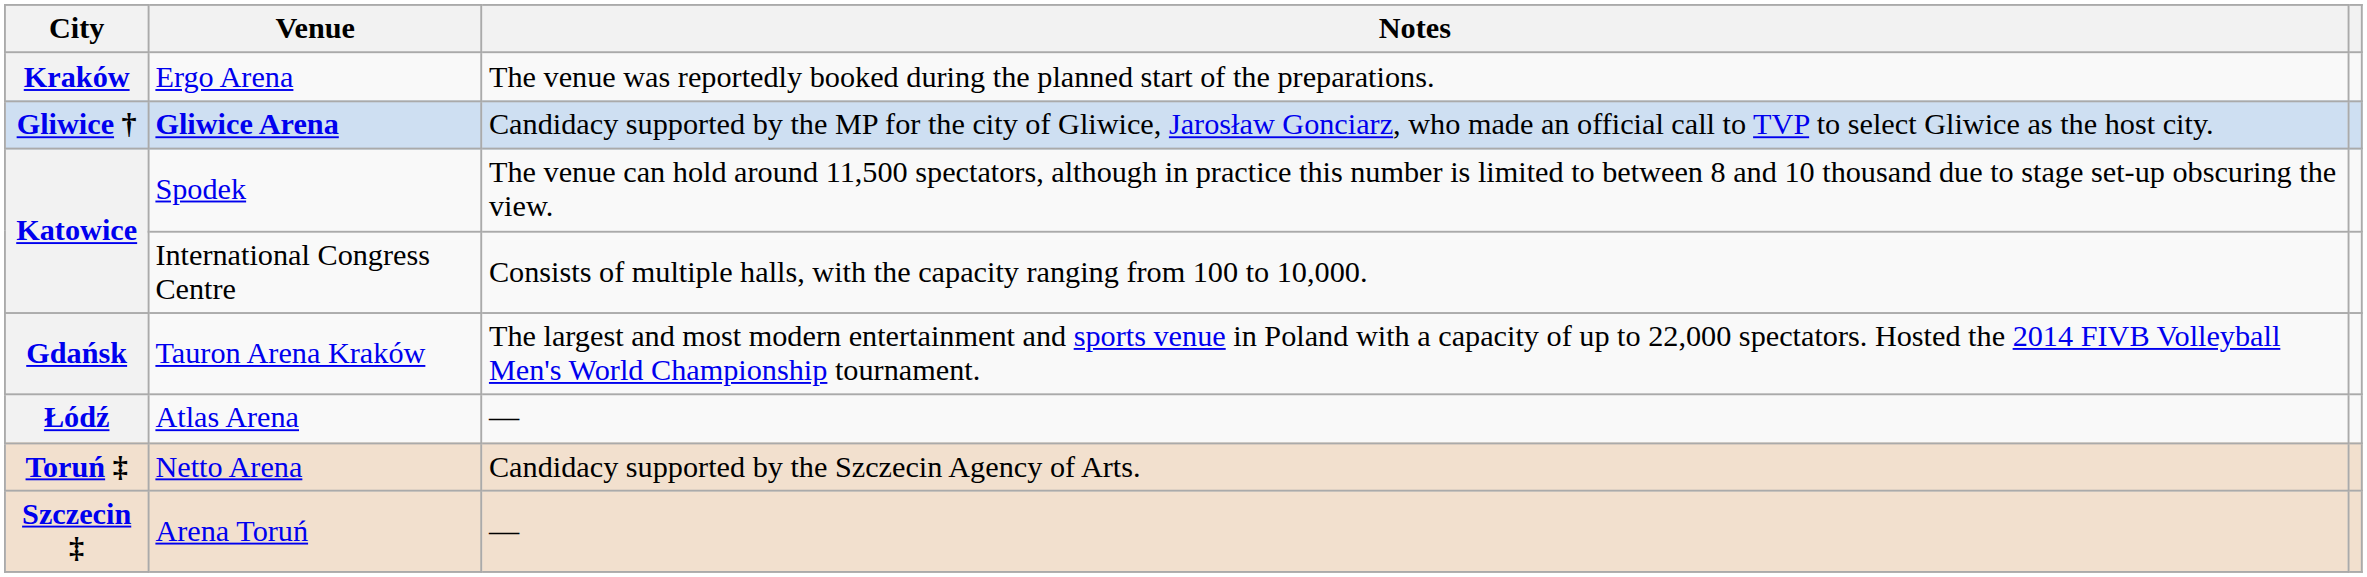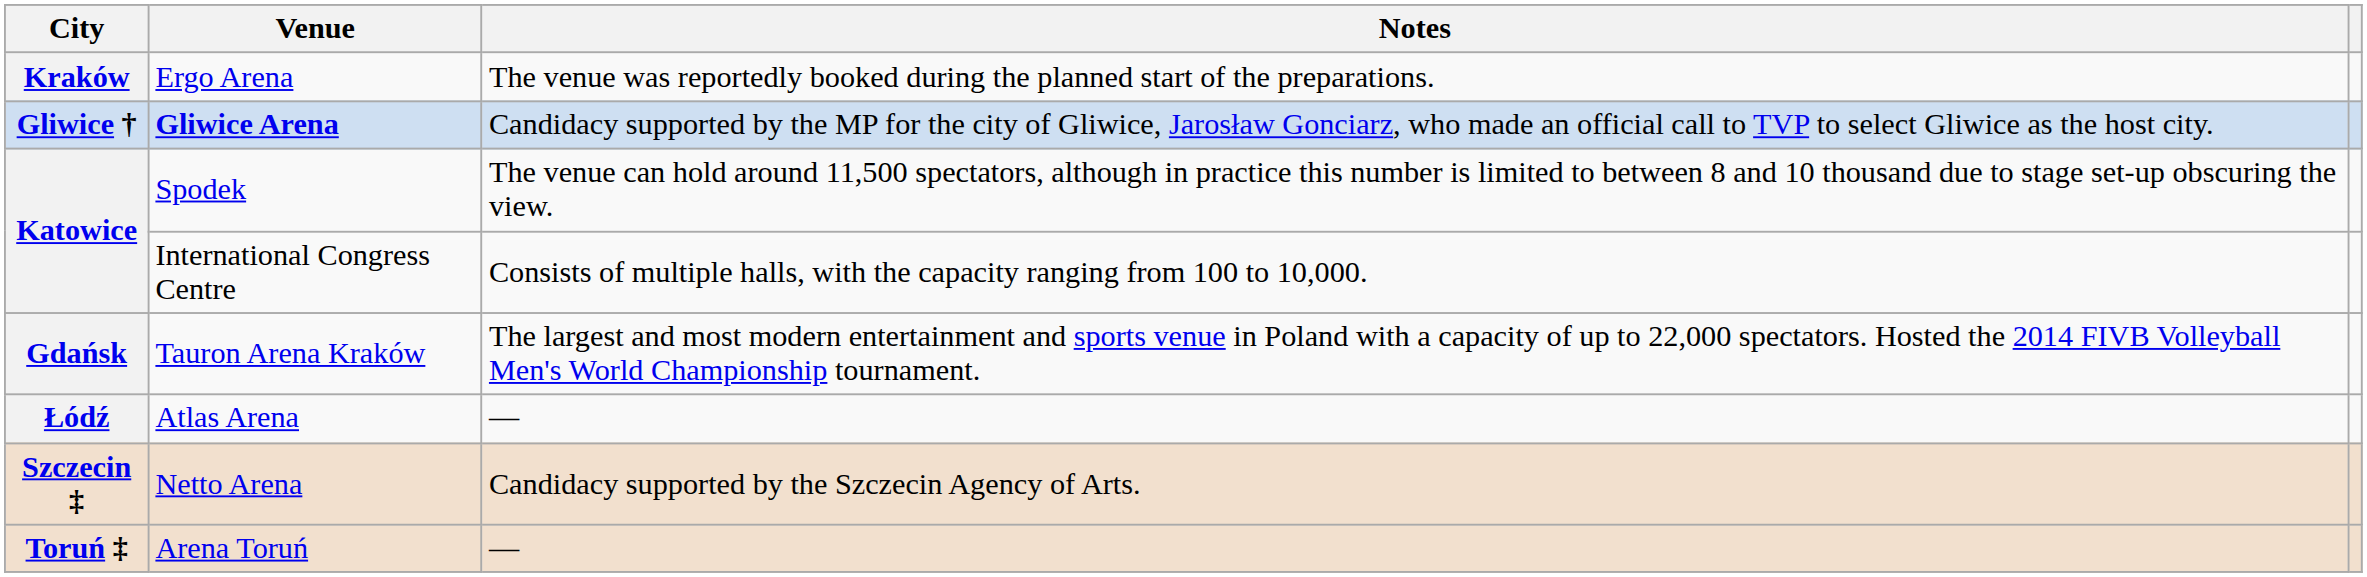(77, 466) Toruń ‡ -> (77, 483) Szczecin ‡
(77, 531) Szczecin ‡ -> (77, 548) Toruń ‡
